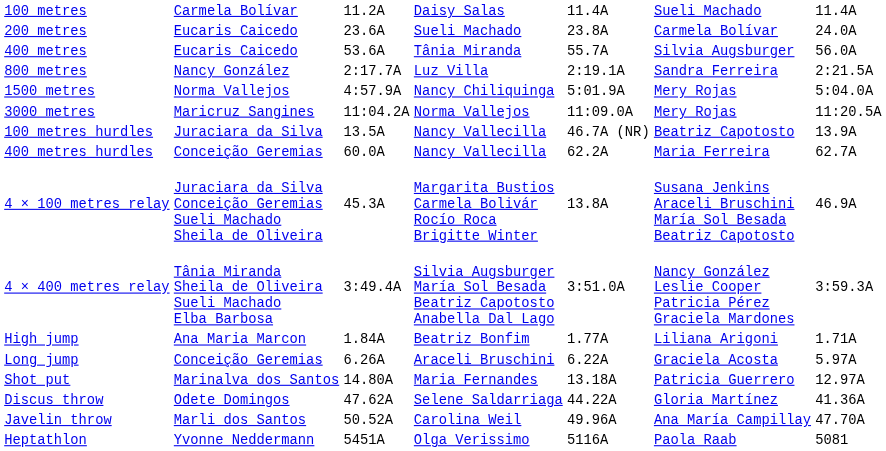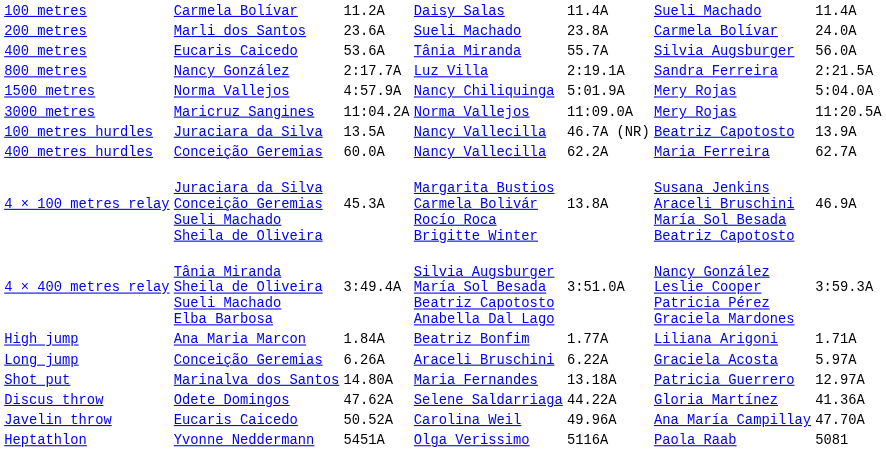(236, 31) Eucaris Caicedo -> (240, 31) Marli dos Santos
(240, 420) Marli dos Santos -> (236, 420) Eucaris Caicedo
